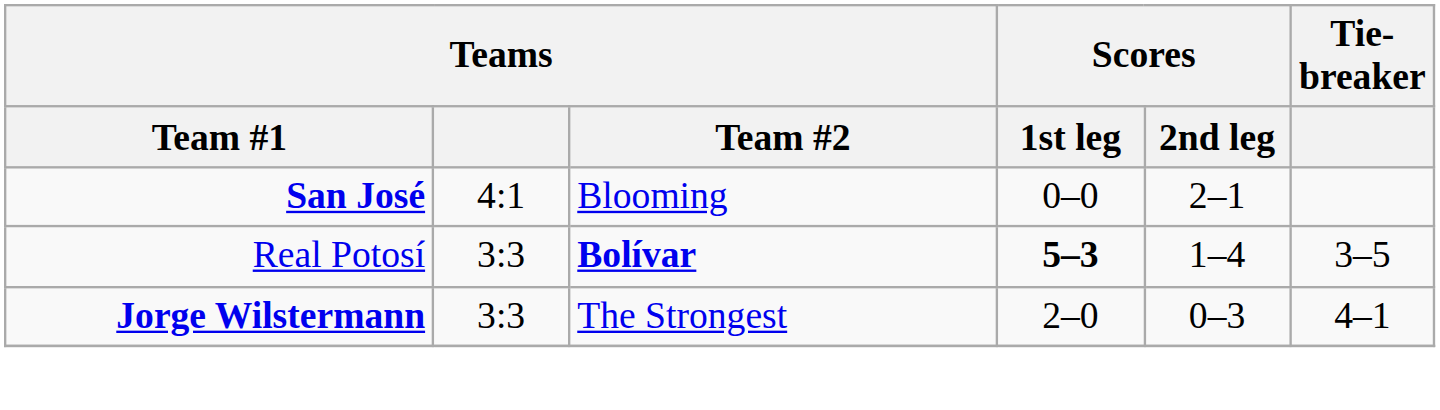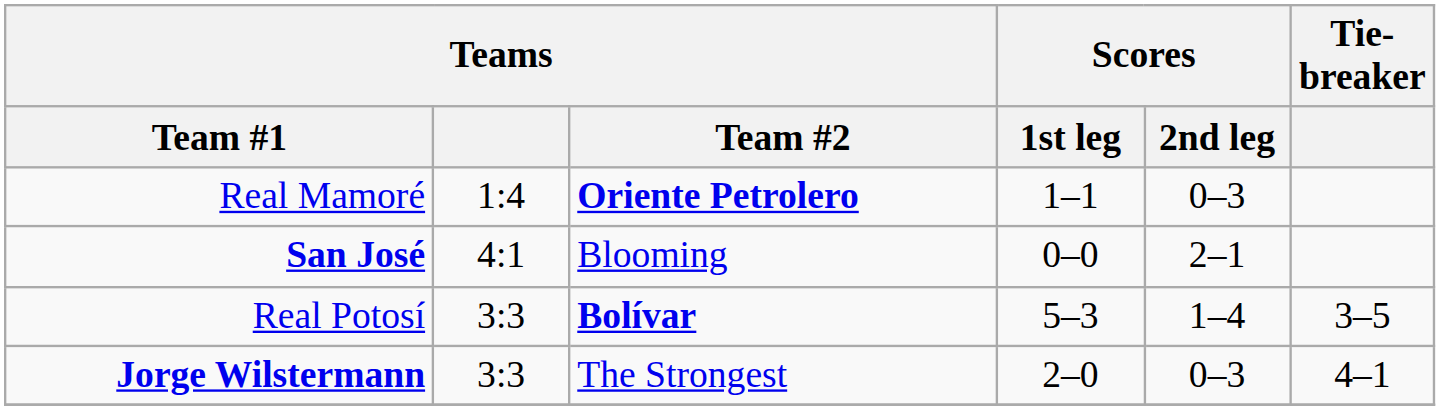+ row: (322, 195)
(1070, 255) bold -> (1070, 315) normal
